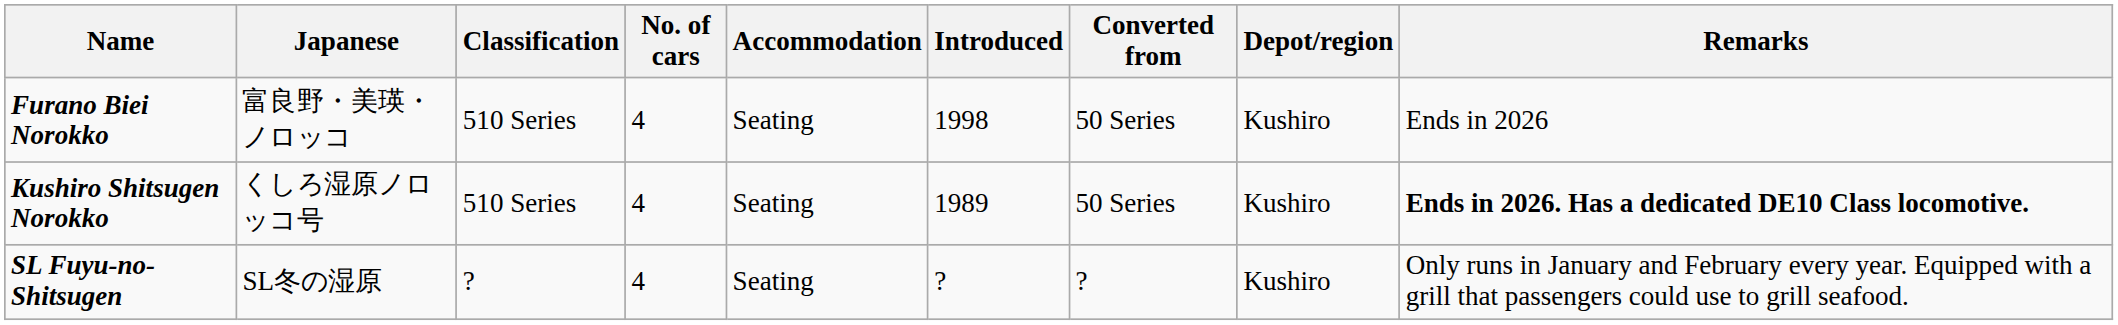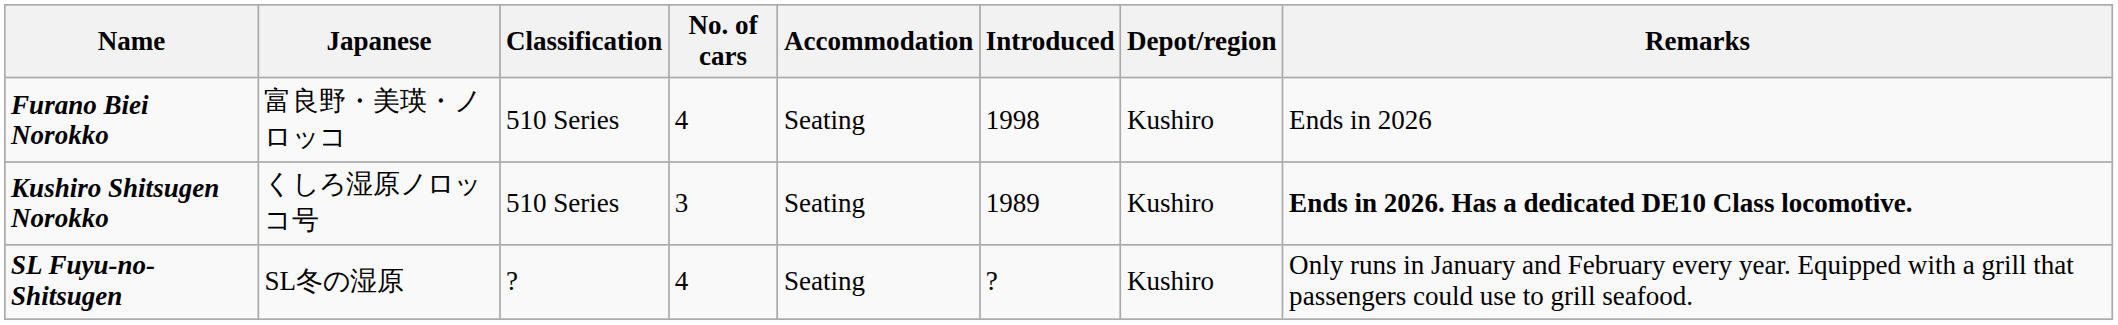- column: (1153, 41)
(638, 202) 4 -> (681, 202) 3
